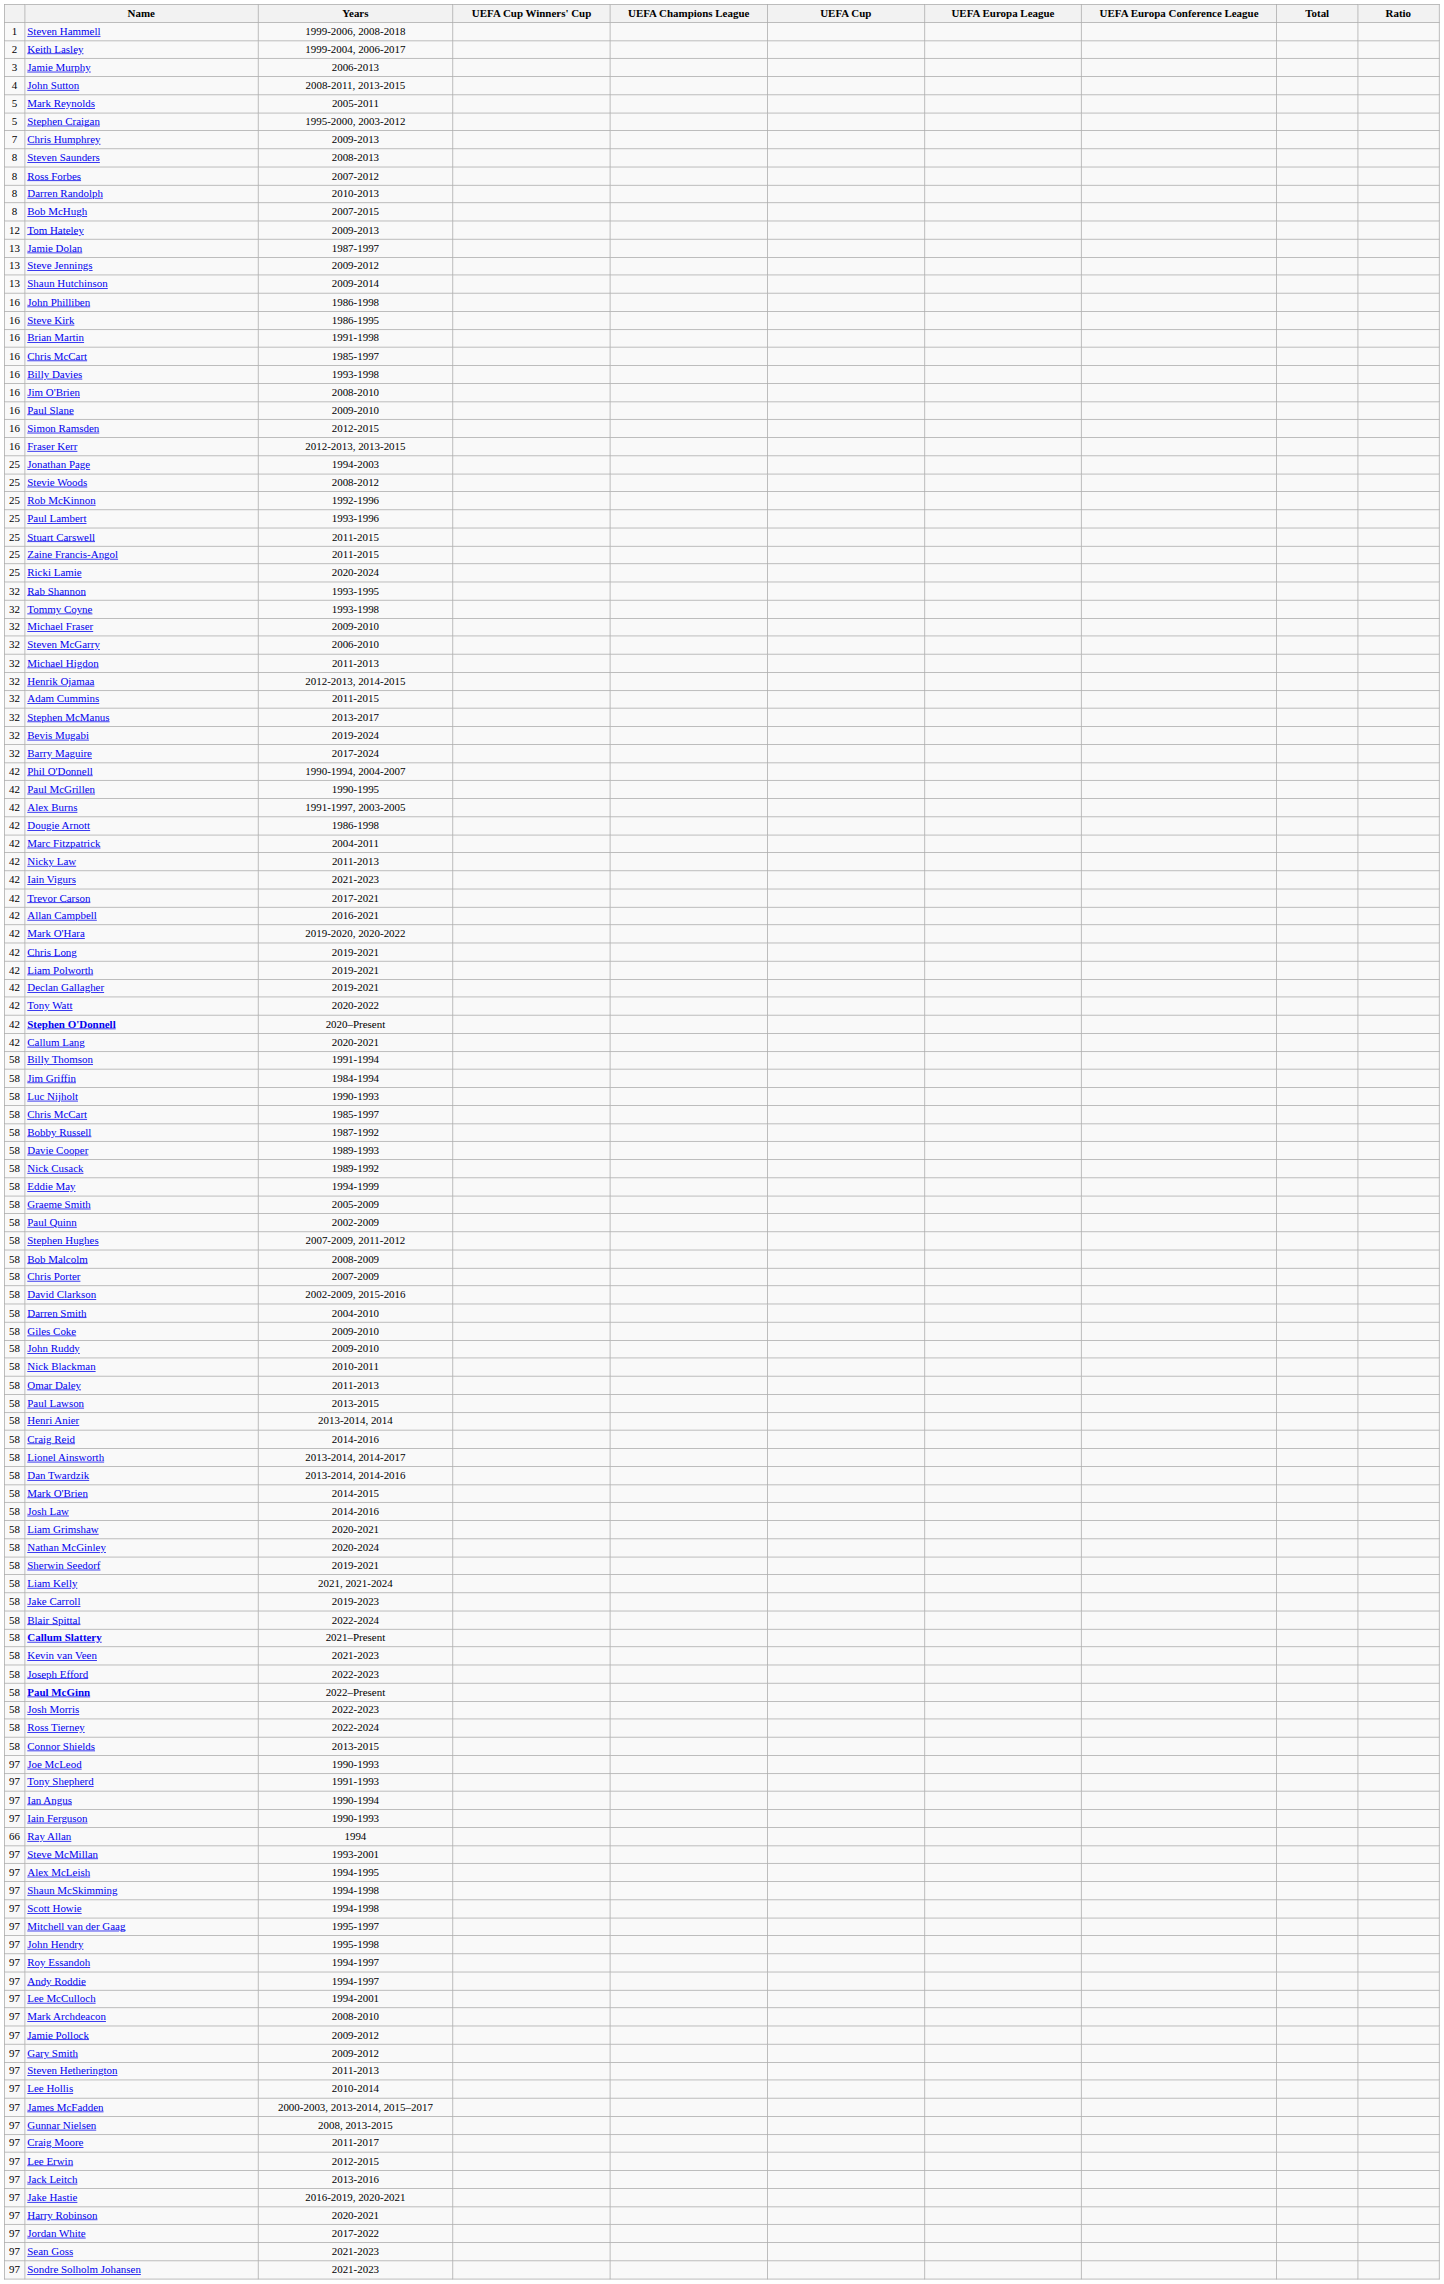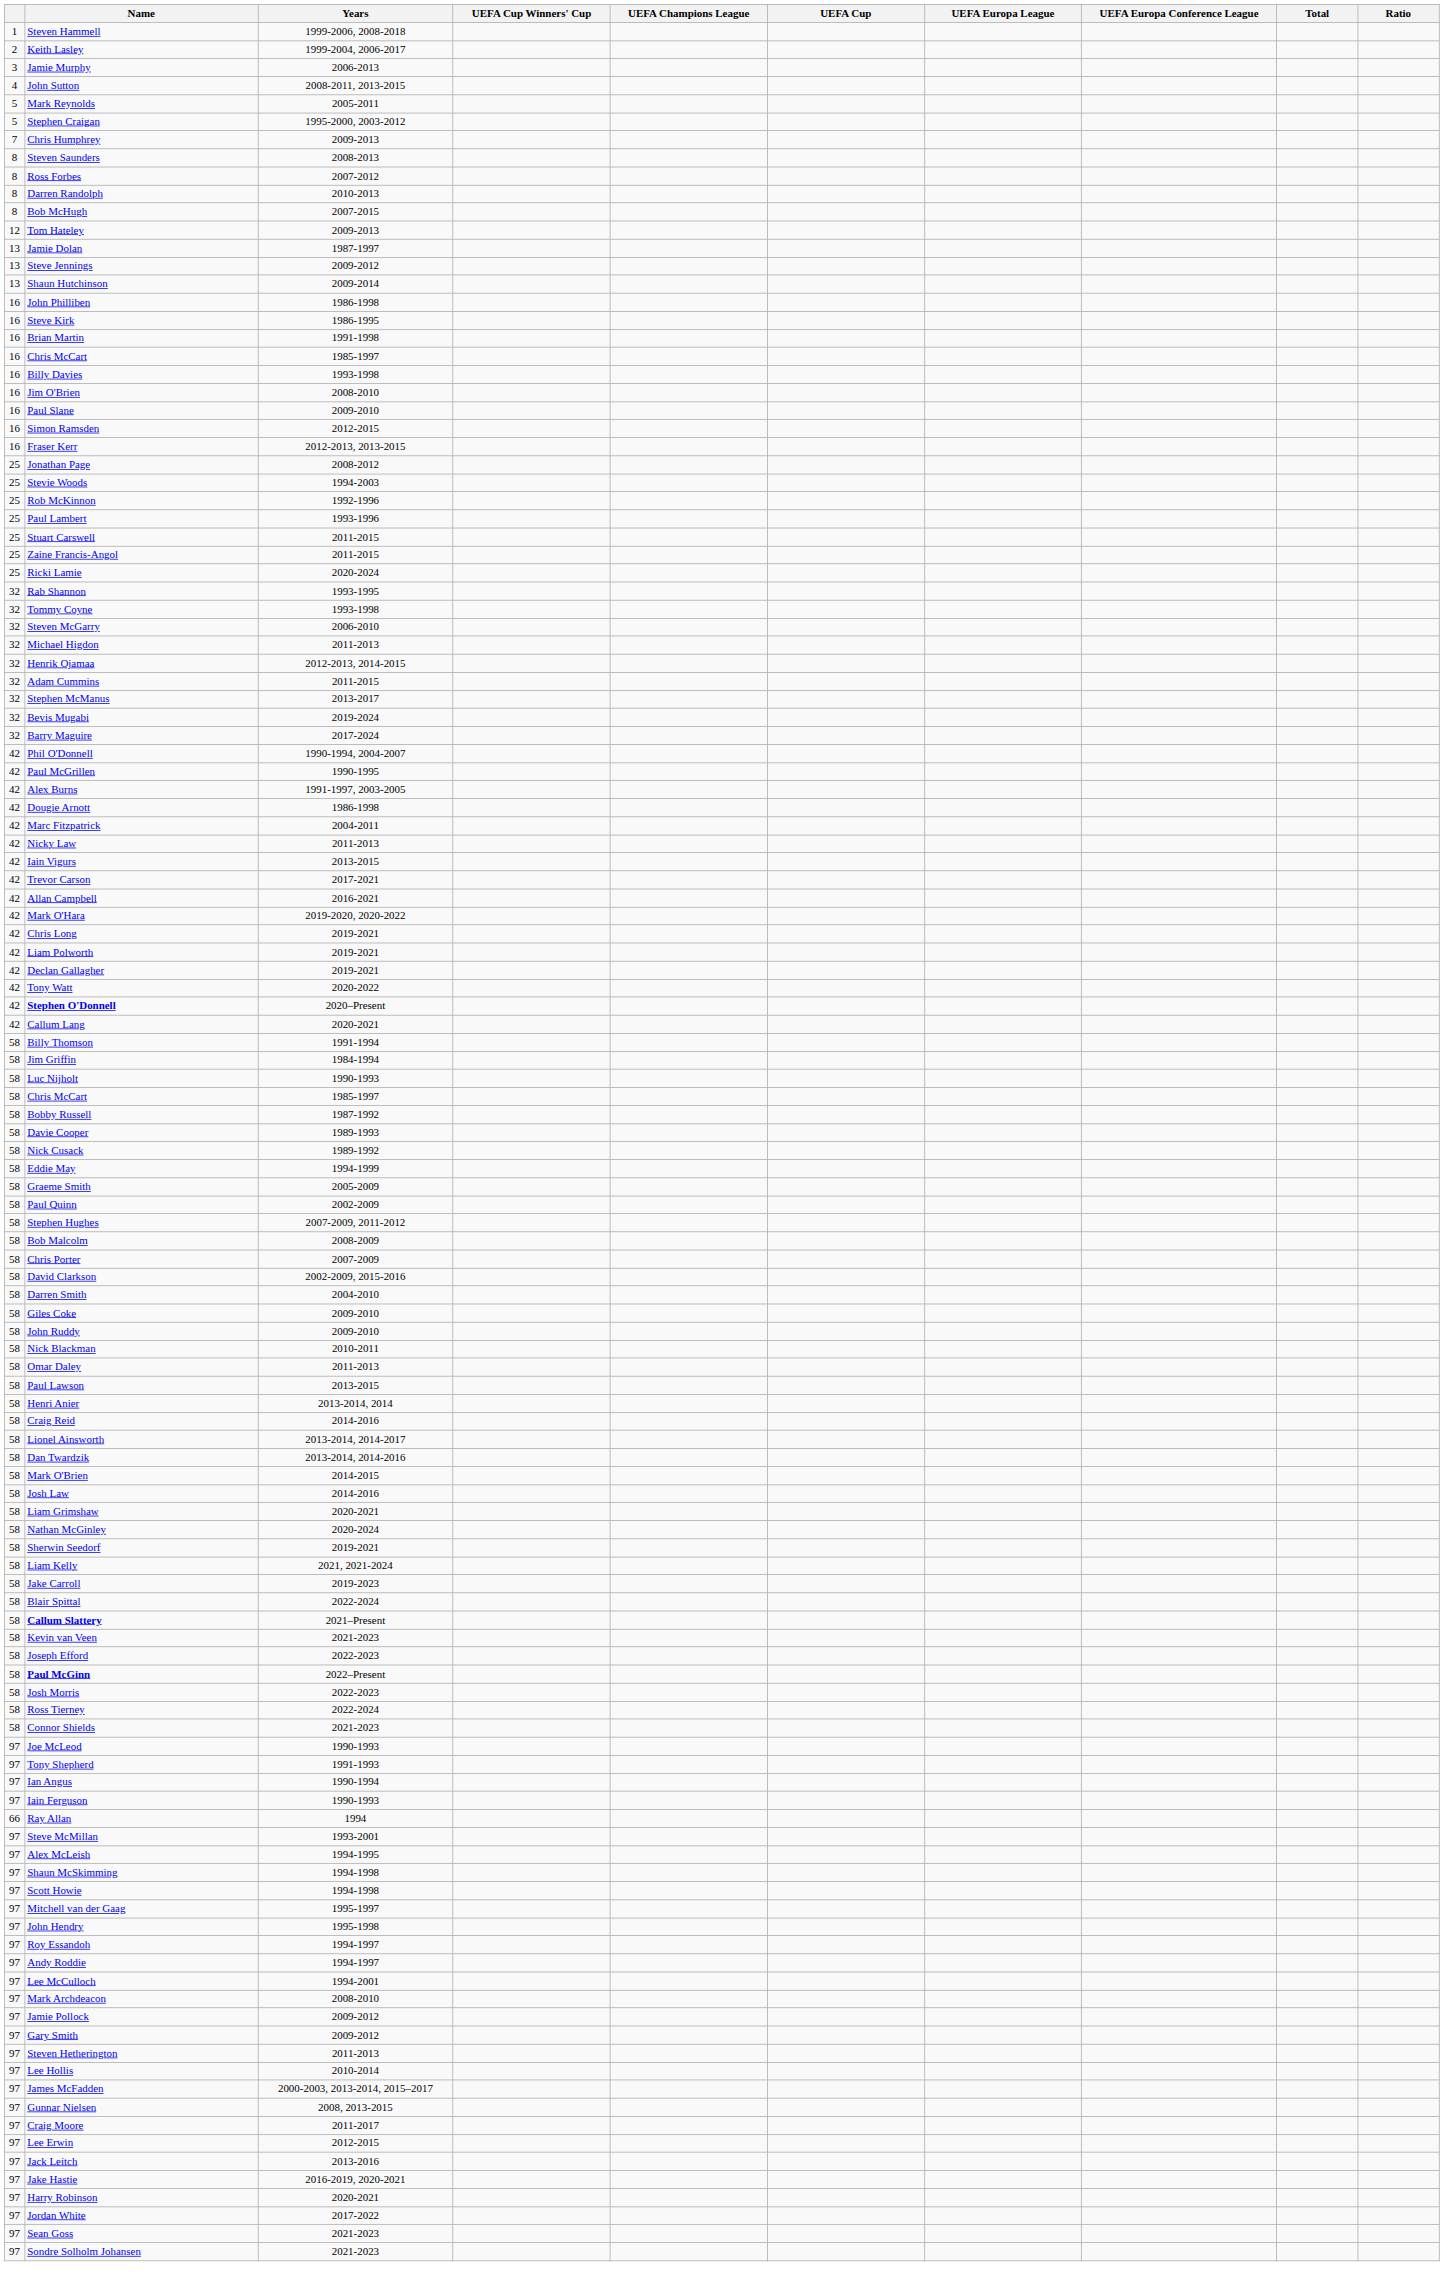(355, 465) 1994-2003 -> (355, 465) 2008-2012
(355, 483) 2008-2012 -> (355, 483) 1994-2003
- row: (15, 627)
(355, 880) 2021-2023 -> (355, 862) 2013-2015
(355, 1746) 2013-2015 -> (355, 1728) 2021-2023
